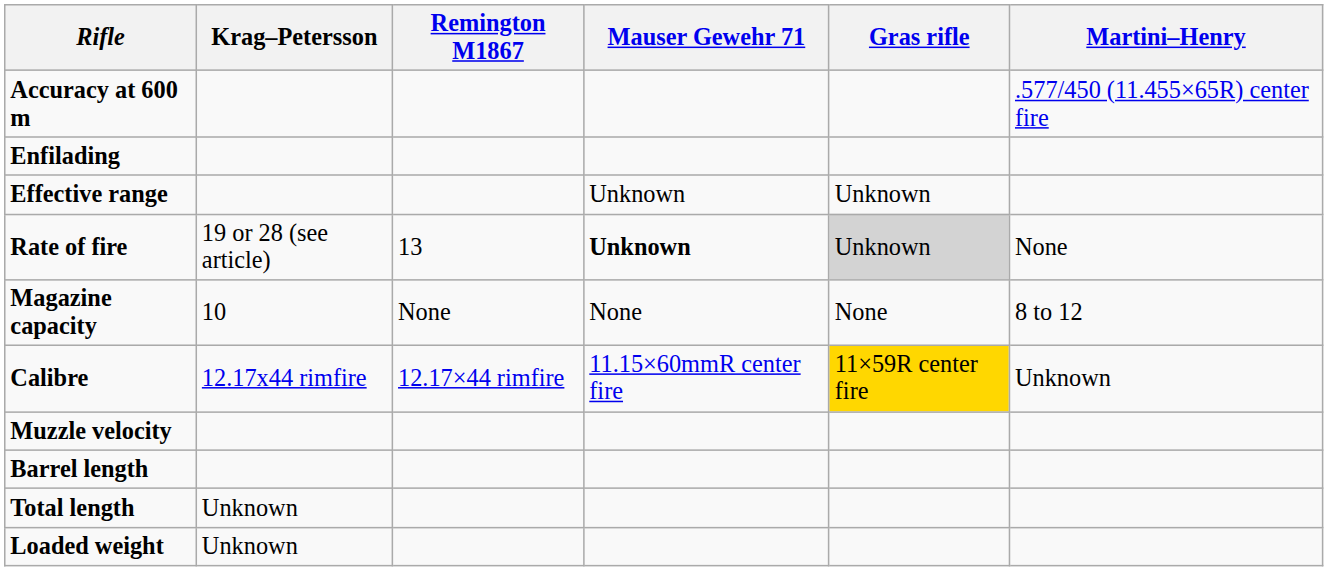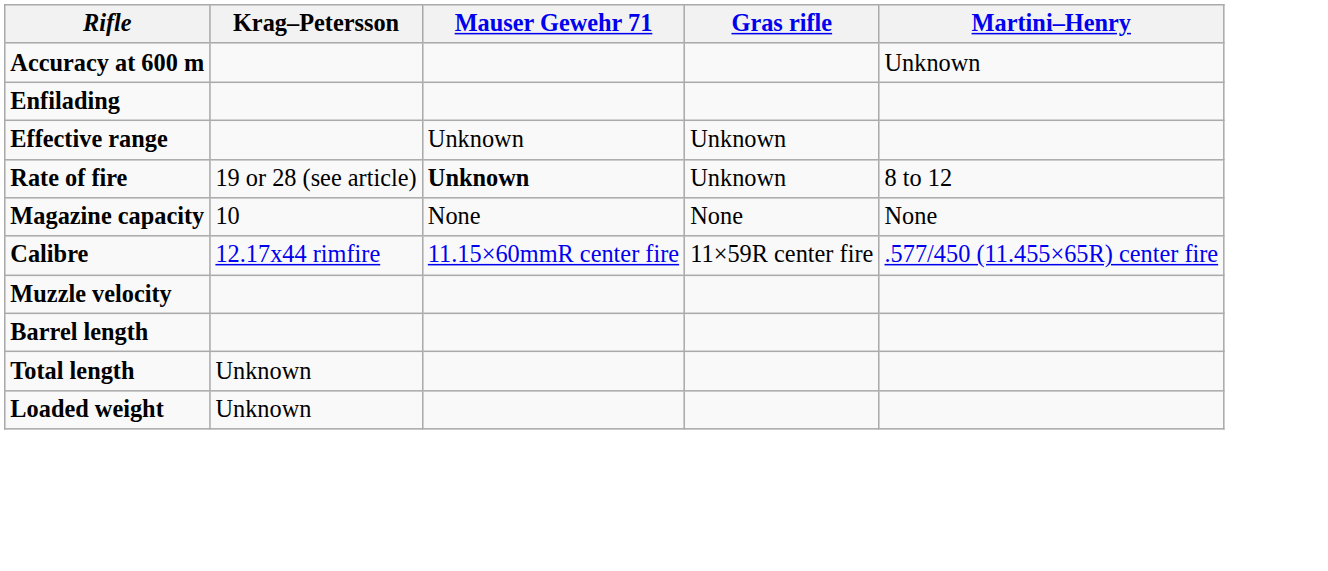- column: (488, 37)
(1162, 103) .577/450 (11.455×65R) center fire -> (932, 62) Unknown
(883, 246) lightgrey background -> (738, 178) no background
(1041, 246) None -> (918, 178) 8 to 12
(1049, 312) 8 to 12 -> (911, 216) None
(906, 378) gold background -> (782, 255) no background
(1063, 378) Unknown -> (1051, 255) .577/450 (11.455×65R) center fire
